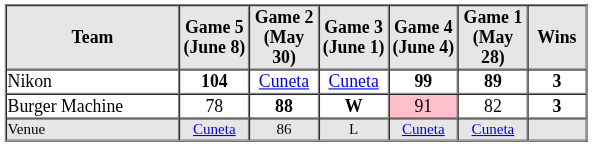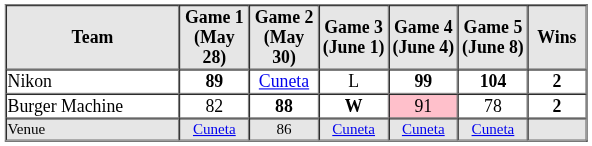columns swapped: (493, 37) <-> (214, 37)
(354, 81) Cuneta -> (354, 81) L
(557, 81) 3 -> (557, 81) 2
(557, 106) 3 -> (557, 106) 2
(354, 129) L -> (354, 129) Cuneta
